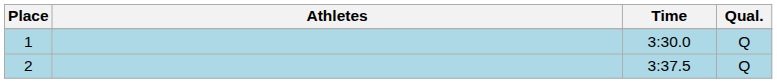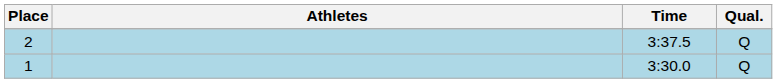rows swapped: (28, 41) <-> (28, 66)
